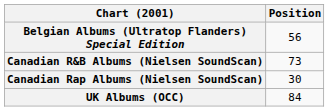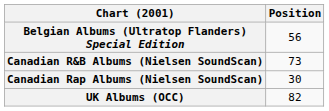(295, 97) 84 -> (295, 97) 82
